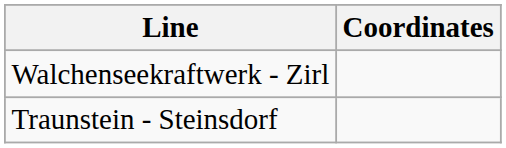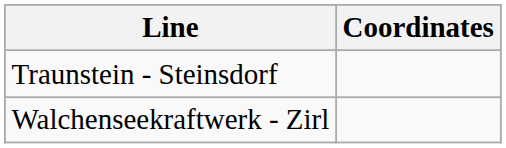rows swapped: (170, 73) <-> (145, 119)
